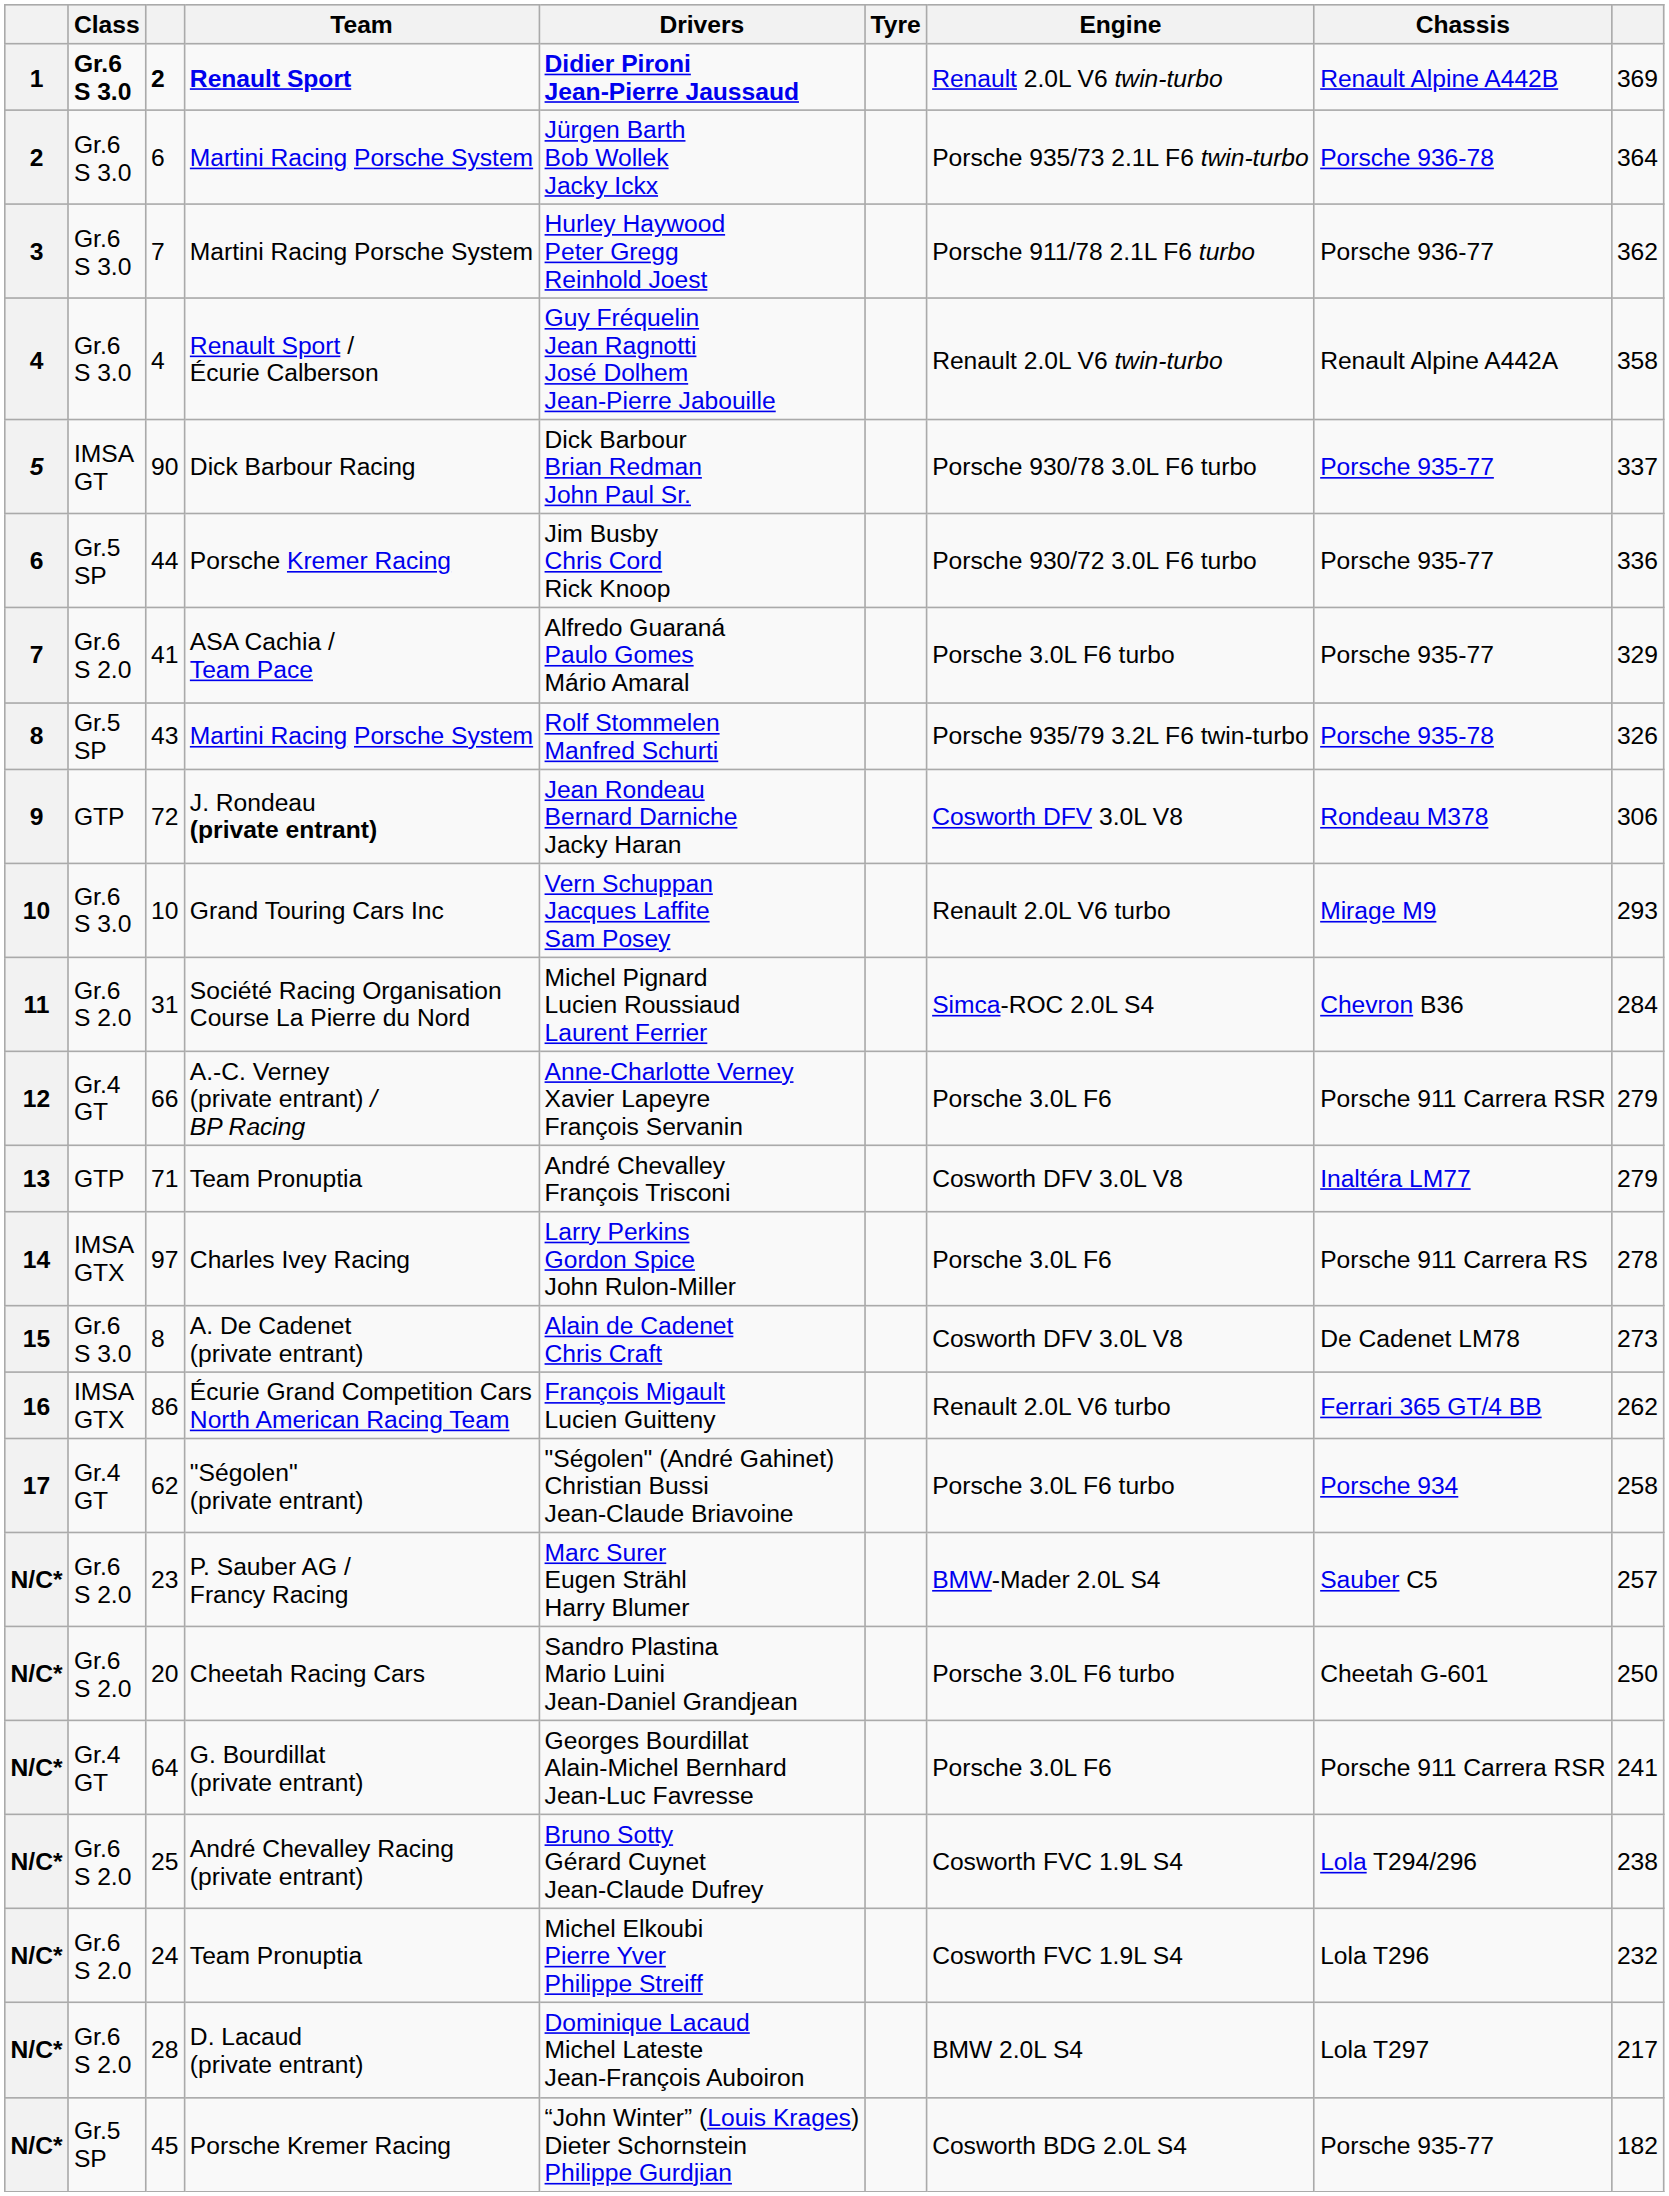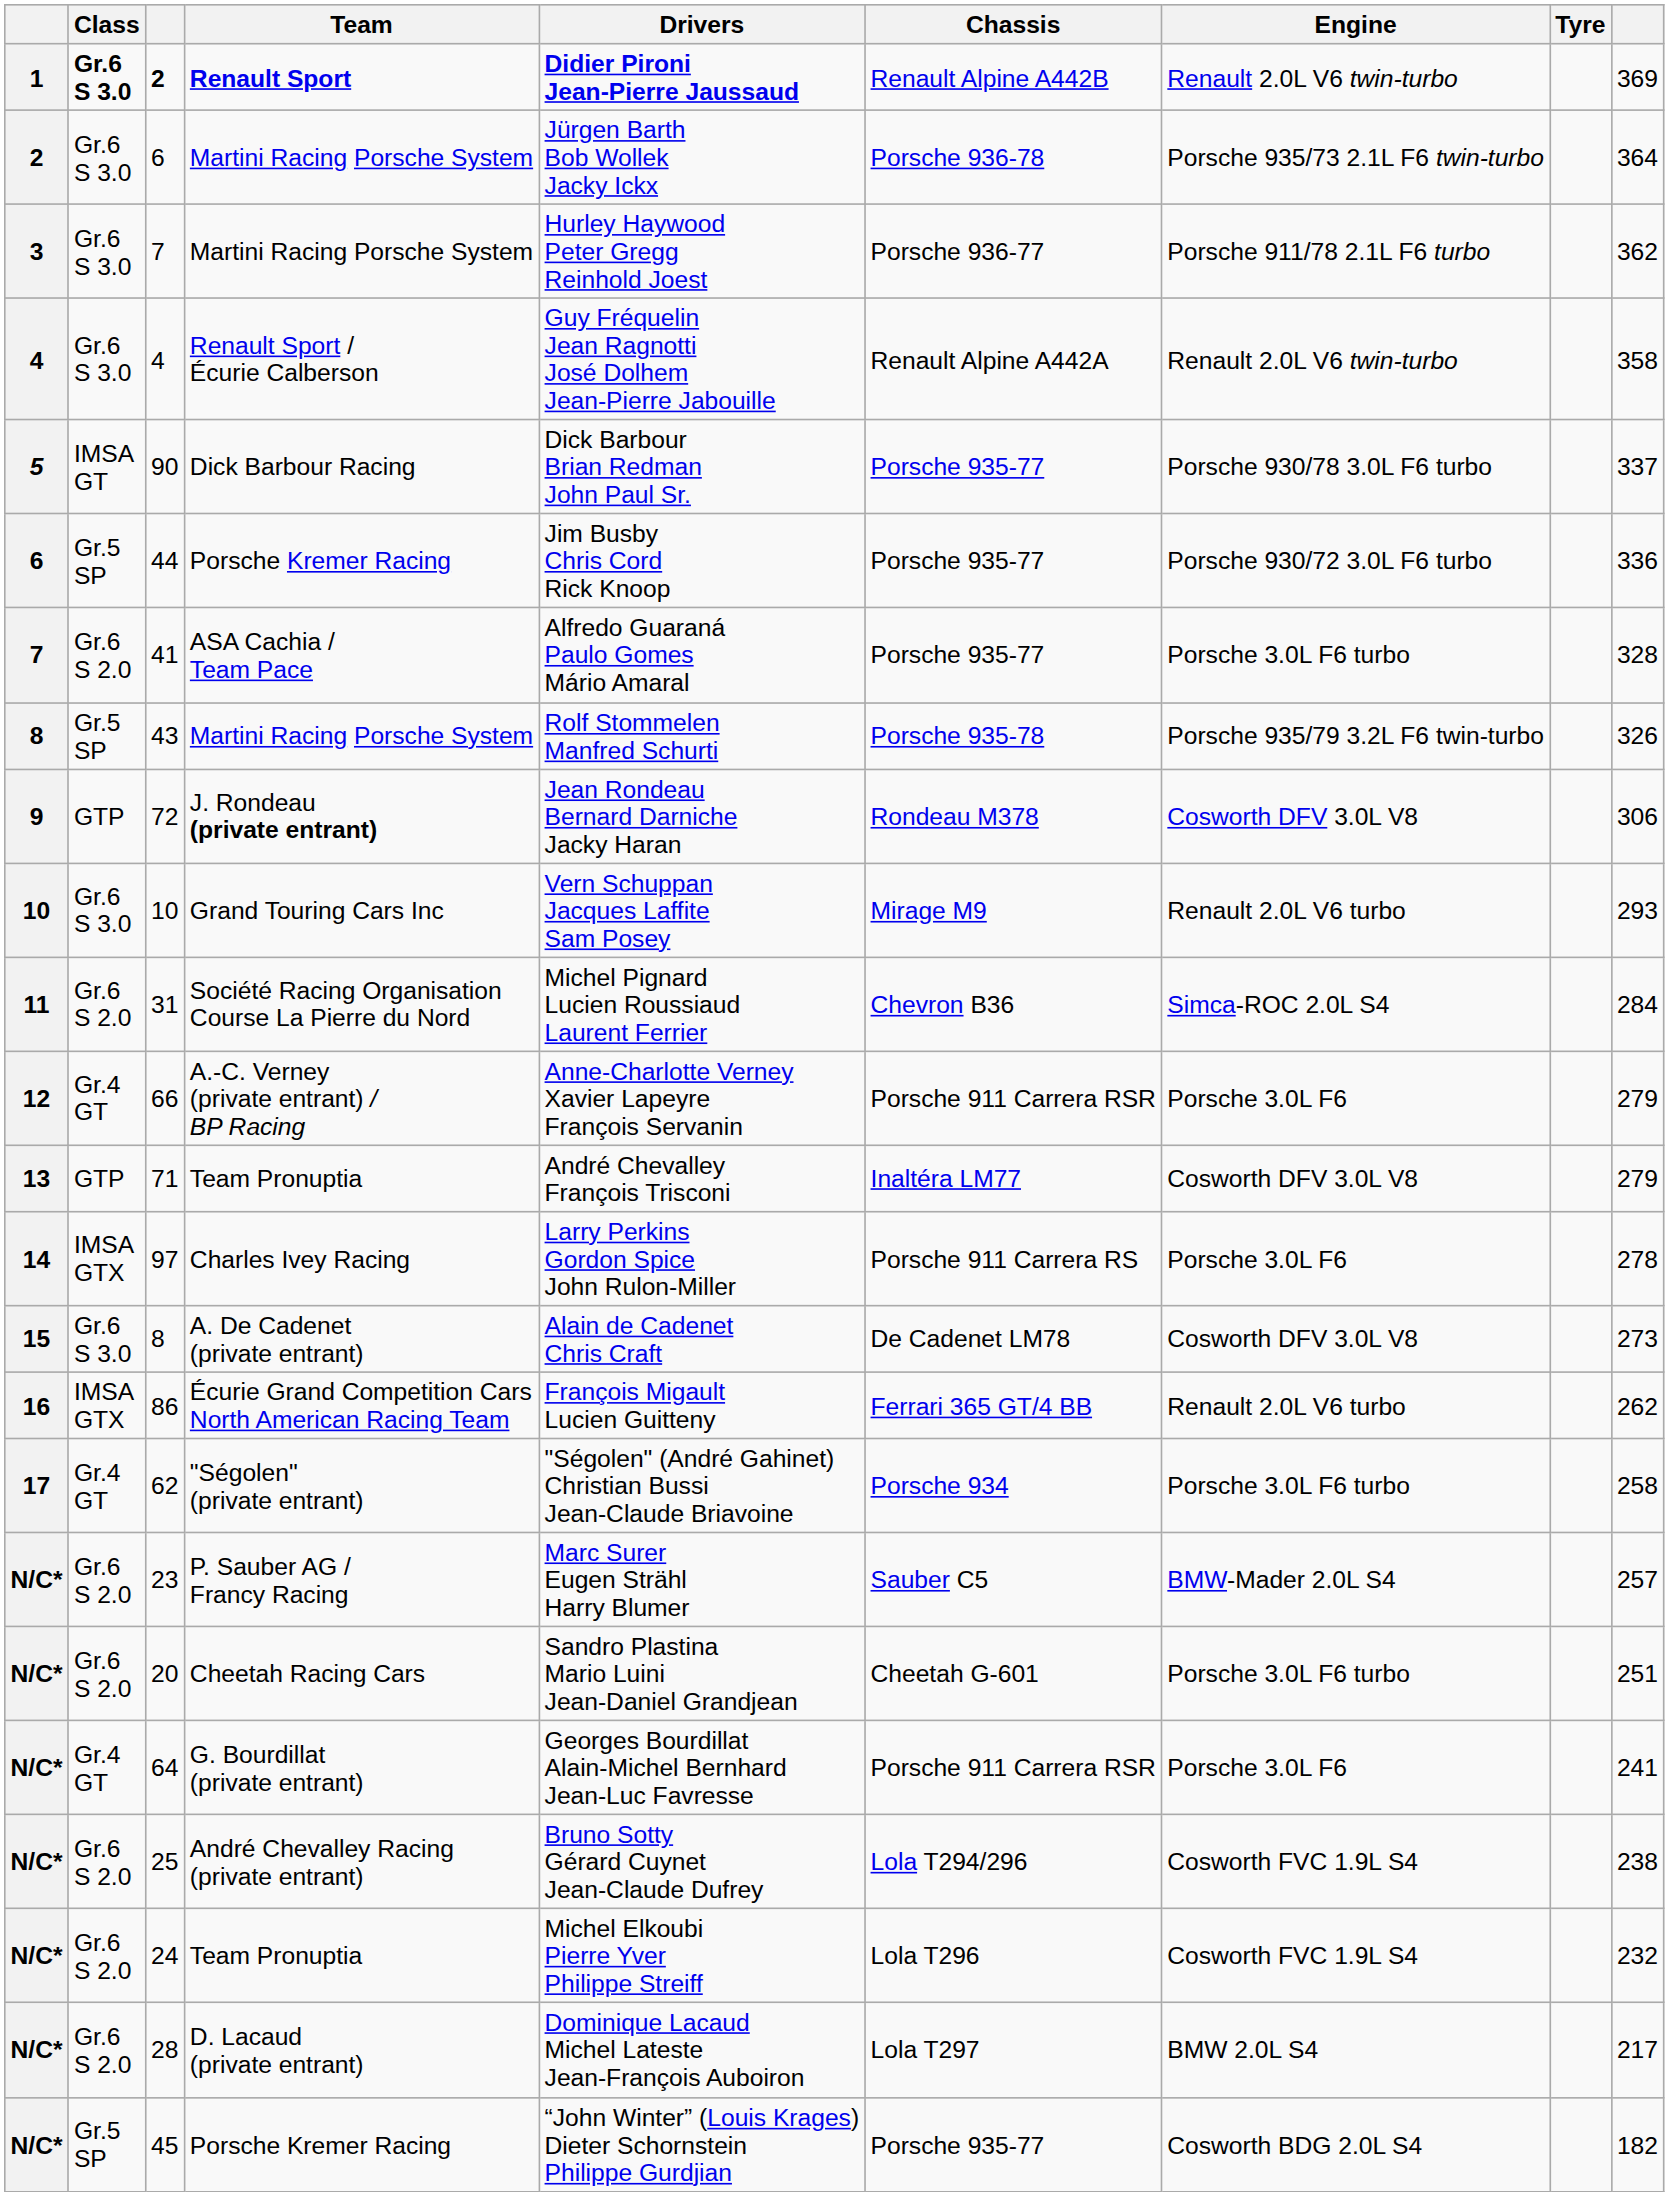columns swapped: (1463, 24) <-> (896, 24)
(1637, 655) 329 -> (1637, 655) 328
(1637, 1674) 250 -> (1637, 1674) 251
